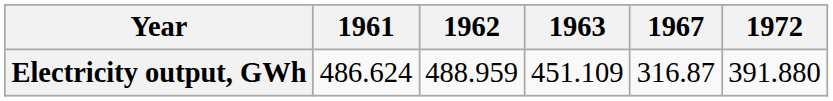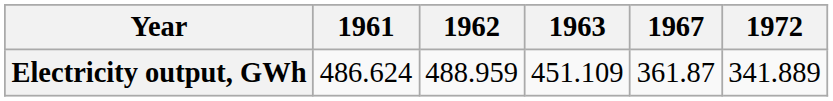(676, 72) 316.87 -> (676, 72) 361.87
(774, 72) 391.880 -> (774, 72) 341.889
